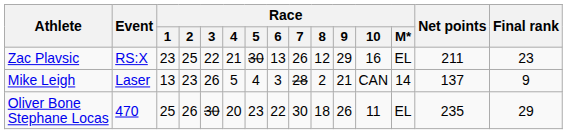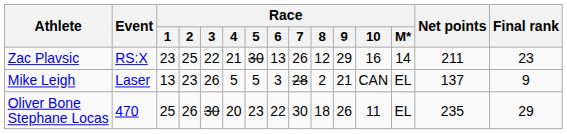(403, 59) EL -> (403, 59) 14
(256, 81) 4 -> (256, 81) 5
(403, 81) 14 -> (403, 81) EL
